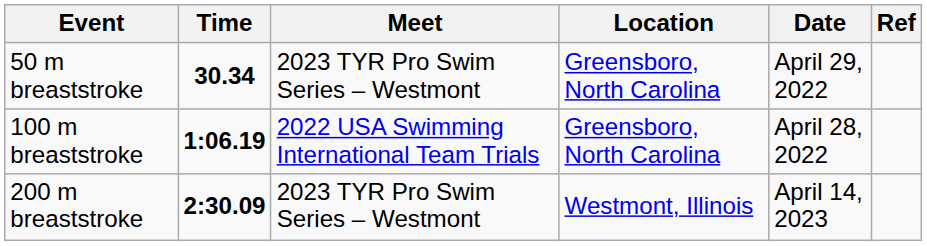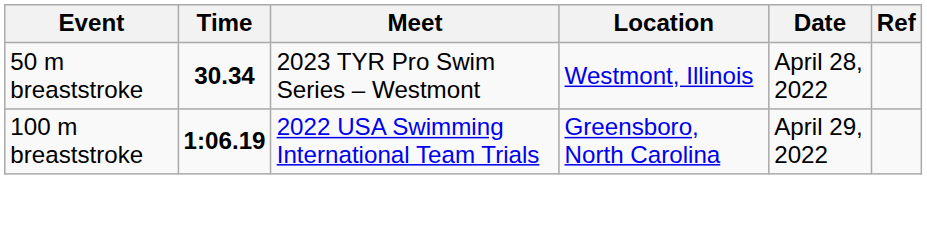(642, 75) Greensboro, North Carolina -> (659, 75) Westmont, Illinois
(819, 75) April 29, 2022 -> (819, 75) April 28, 2022
(819, 141) April 28, 2022 -> (819, 141) April 29, 2022
- row: (77, 206)
